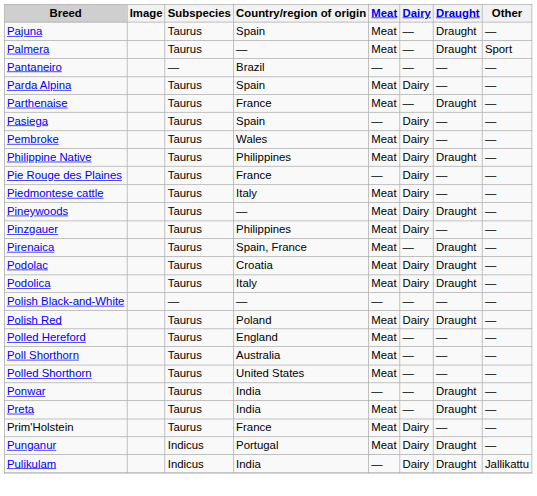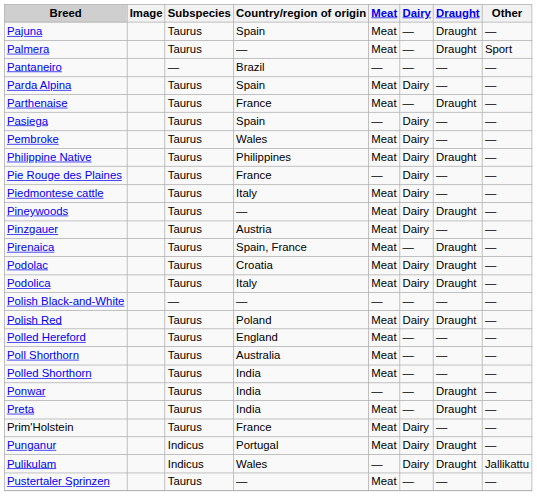(264, 229) Philippines -> (254, 229) Austria
(270, 373) United States -> (248, 373) India
(248, 463) India -> (252, 463) Wales
+ row: (58, 481)
